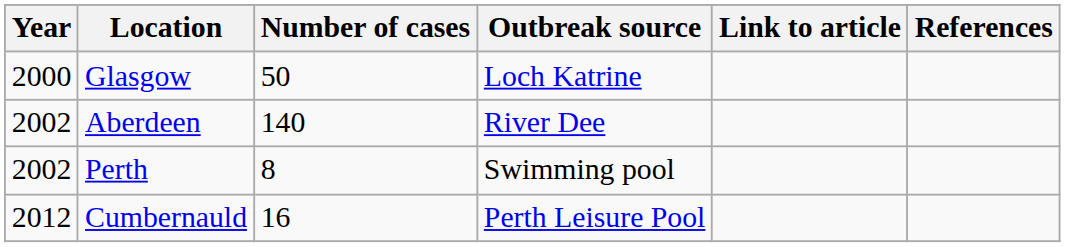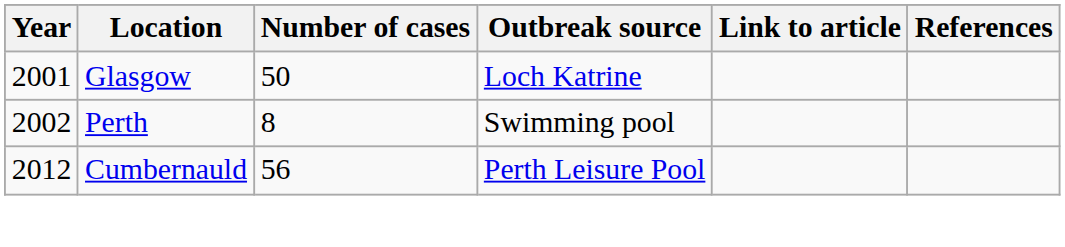(42, 75) 2000 -> (42, 75) 2001
- row: (143, 122)
(276, 216) 16 -> (276, 169) 56
